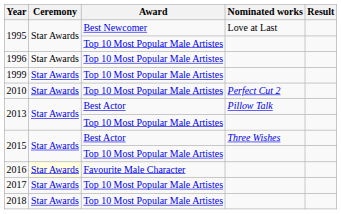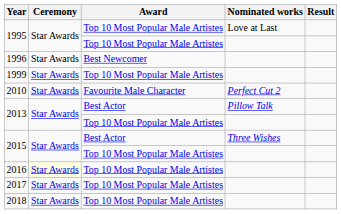(115, 28) Best Newcomer -> (153, 28) Top 10 Most Popular Male Artistes
(153, 59) Top 10 Most Popular Male Artistes -> (115, 59) Best Newcomer
(153, 91) Top 10 Most Popular Male Artistes -> (134, 91) Favourite Male Character
(134, 169) Favourite Male Character -> (153, 169) Top 10 Most Popular Male Artistes
